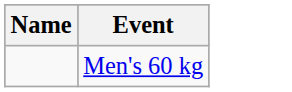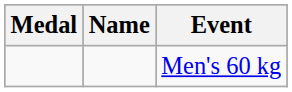+ column: (44, 25)
